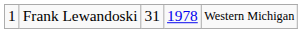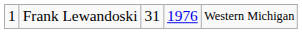(182, 16) 1978 -> (182, 16) 1976
